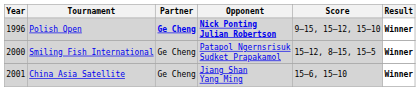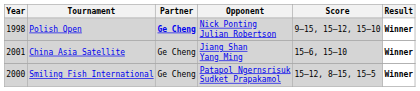(16, 29) 1996 -> (16, 29) 1998
(238, 29) bold -> (238, 29) normal
rows swapped: (91, 52) <-> (77, 75)
